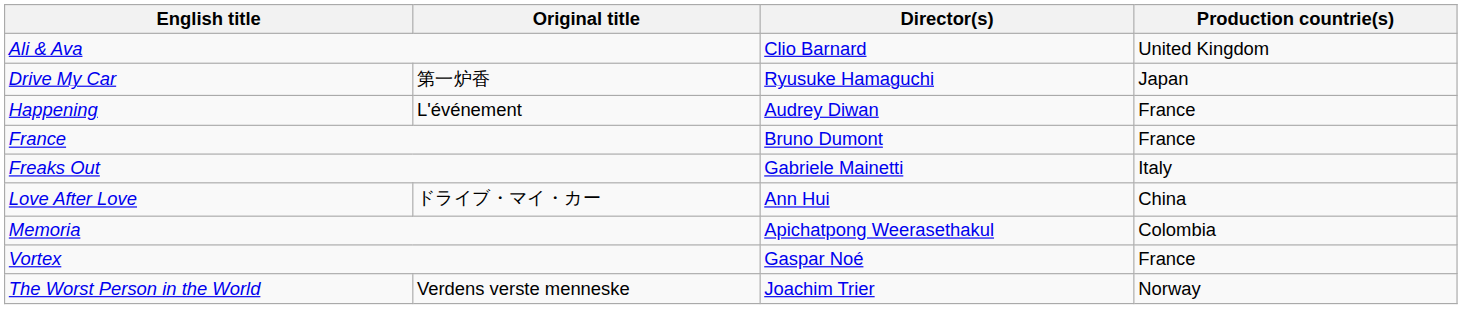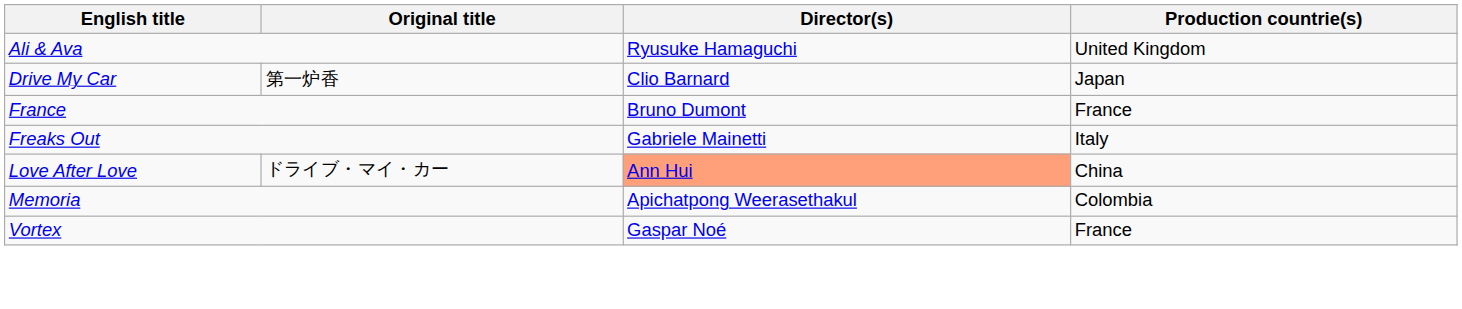(815, 48) Clio Barnard -> (712, 48) Ryusuke Hamaguchi
(849, 79) Ryusuke Hamaguchi -> (678, 79) Clio Barnard
- row: (53, 110)
(797, 199) no background -> (660, 170) lightsalmon background
- row: (135, 288)
